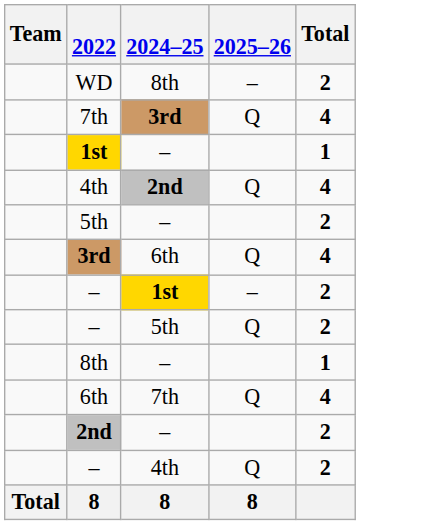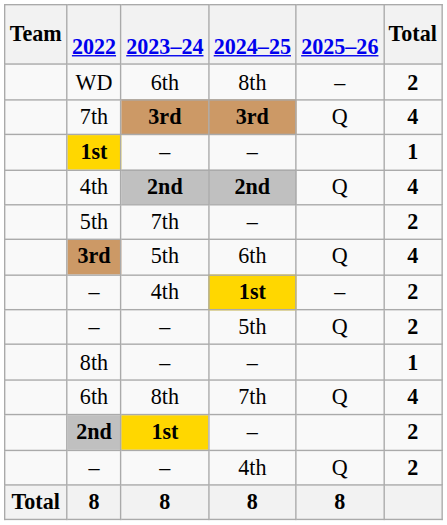+ column: (165, 46)
